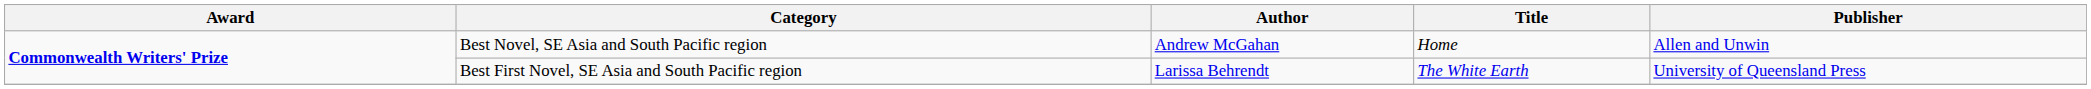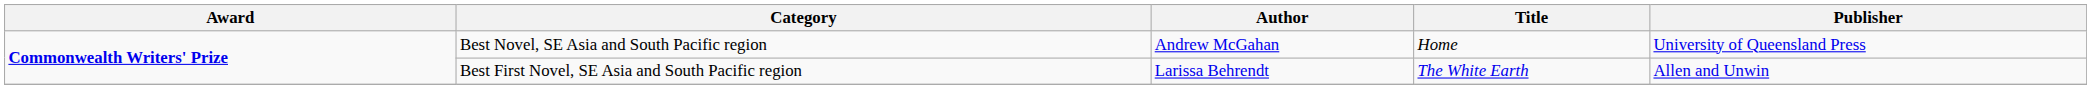(1711, 44) Allen and Unwin -> (1760, 44) University of Queensland Press
(1760, 71) University of Queensland Press -> (1711, 71) Allen and Unwin
